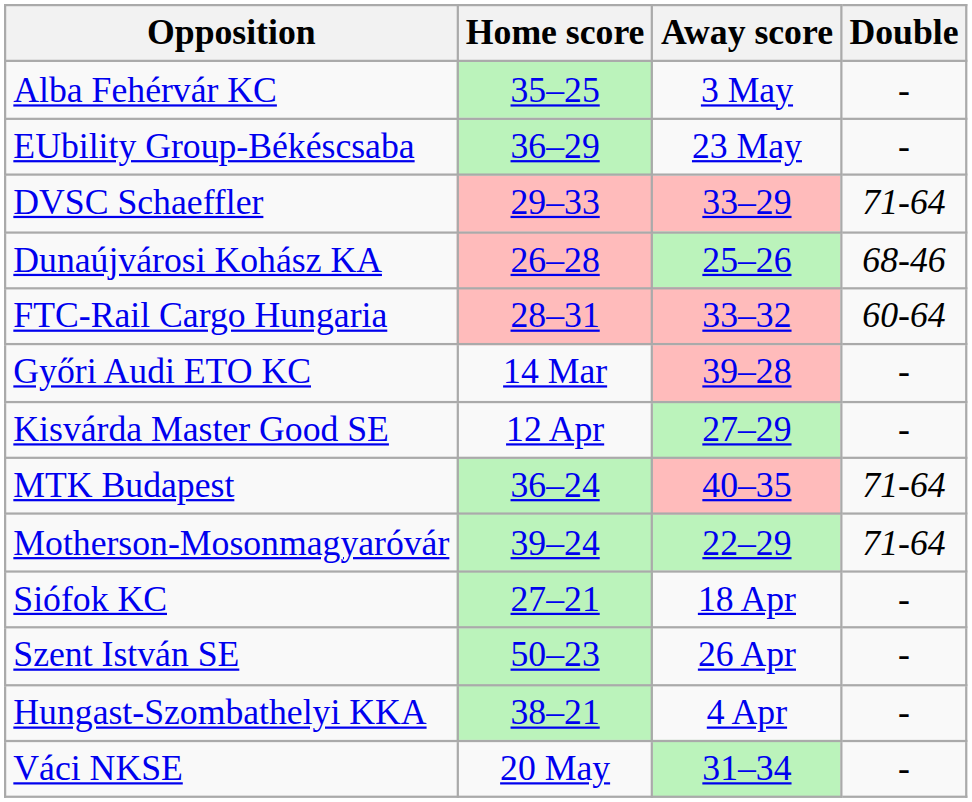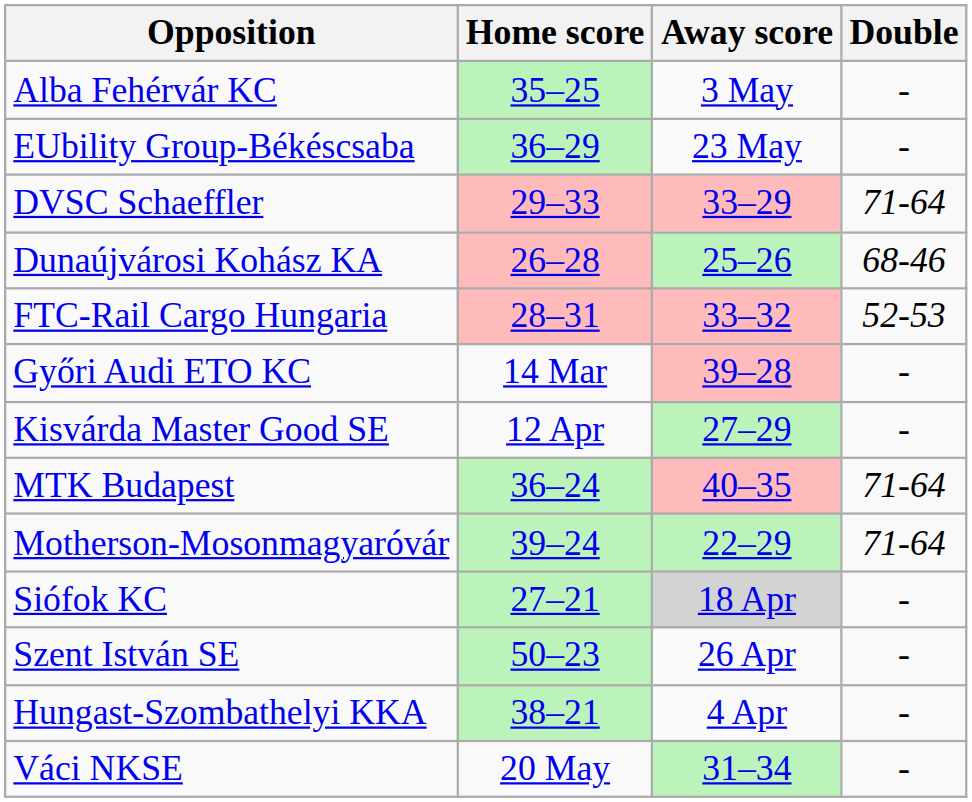(904, 315) 60-64 -> (904, 315) 52-53
(747, 598) no background -> (747, 598) lightgrey background
